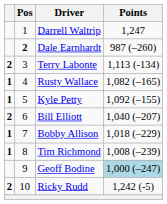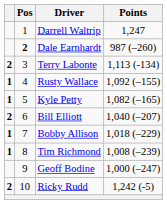(133, 82) 1,082 (–165) -> (133, 82) 1,092 (–155)
(133, 99) 1,092 (–155) -> (133, 99) 1,082 (–165)
(133, 168) lightblue background -> (133, 168) no background
